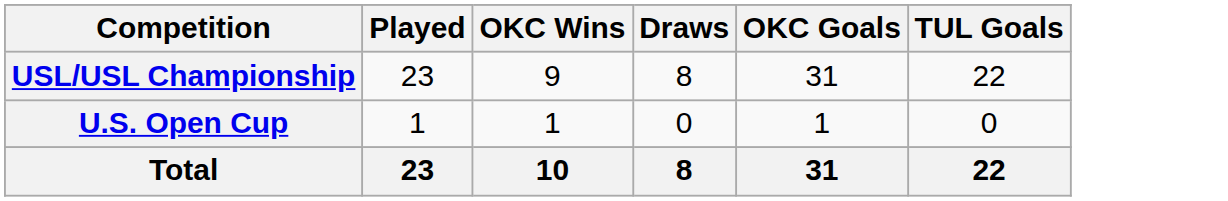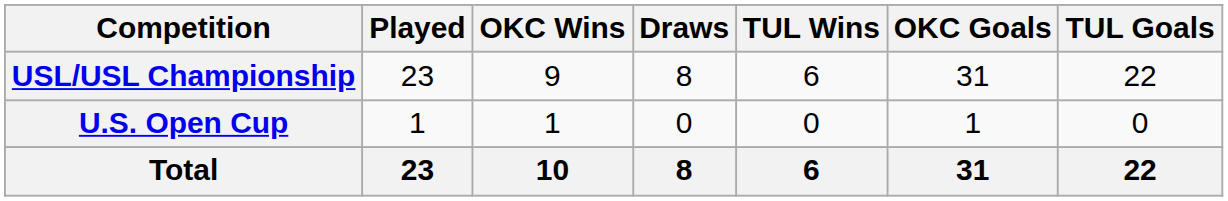+ column: (811, 28)
